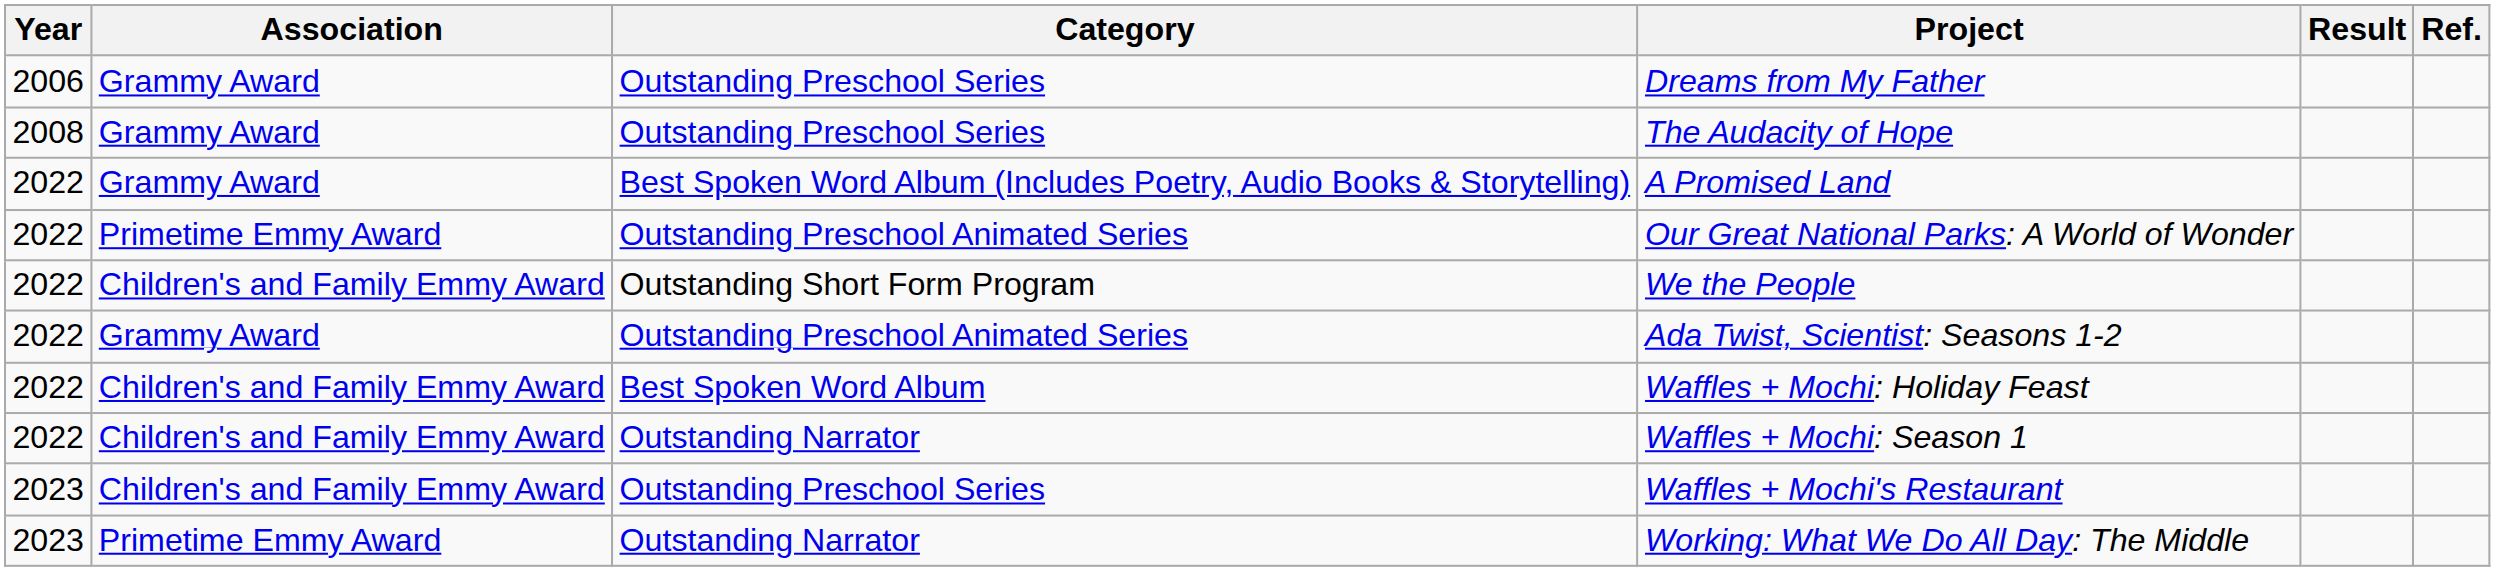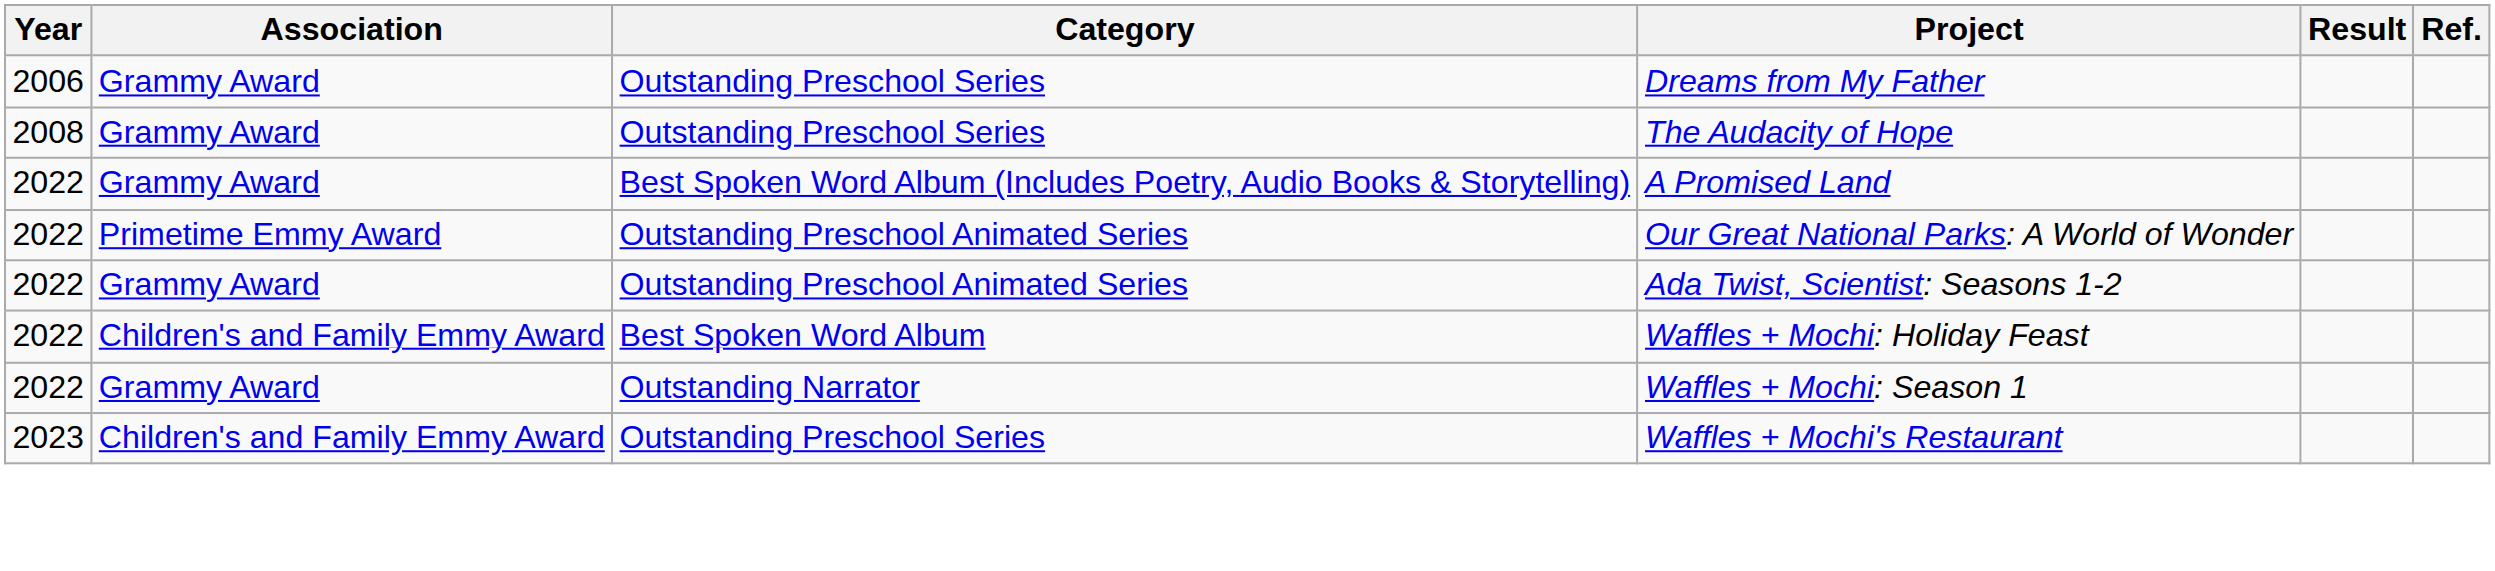- row: (1750, 285)
(352, 438) Children's and Family Emmy Award -> (209, 387) Grammy Award
- row: (1947, 540)
